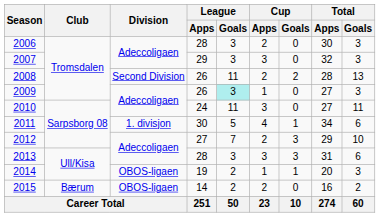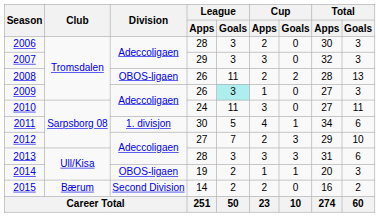(148, 76) Second Division -> (148, 76) OBOS-ligaen
(148, 188) OBOS-ligaen -> (148, 188) Second Division
